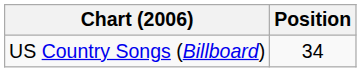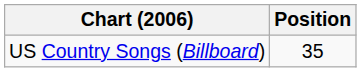(313, 50) 34 -> (313, 50) 35
